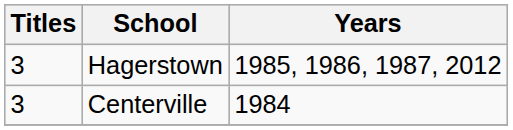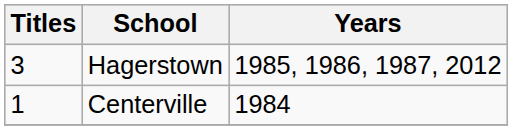(18, 104) 3 -> (18, 104) 1
